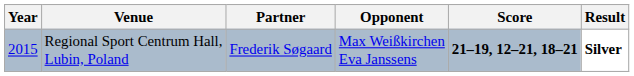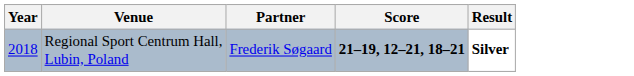- column: (392, 17)
(23, 50) 2015 -> (23, 50) 2018
